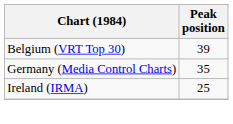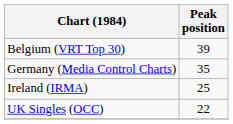+ row: (55, 108)
